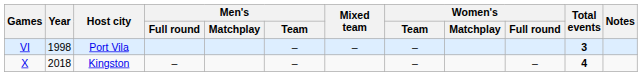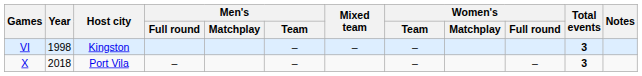(109, 47) Port Vila -> (109, 47) Kingston
(109, 64) Kingston -> (109, 64) Port Vila
(584, 64) 4 -> (584, 64) 3
